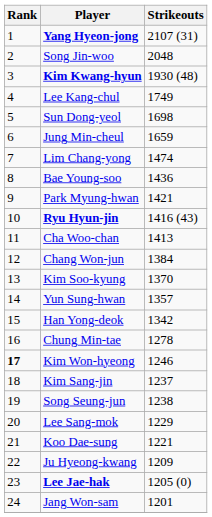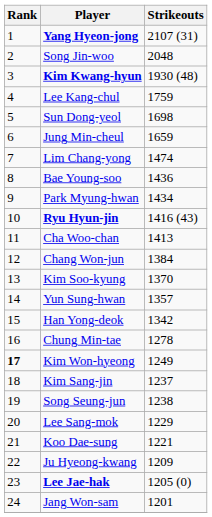(160, 96) 1749 -> (160, 96) 1759
(160, 198) 1421 -> (160, 198) 1434
(160, 360) 1246 -> (160, 360) 1249
